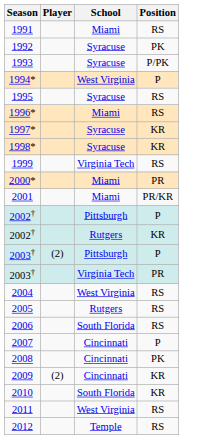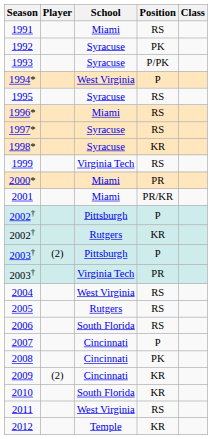+ column: (193, 12)
(158, 130) KR -> (158, 130) RS
(158, 426) RS -> (158, 426) KR
